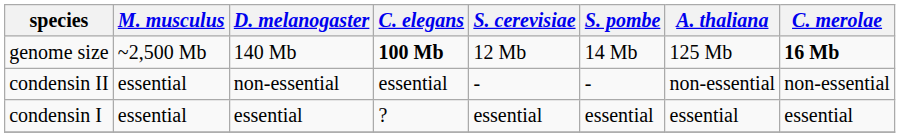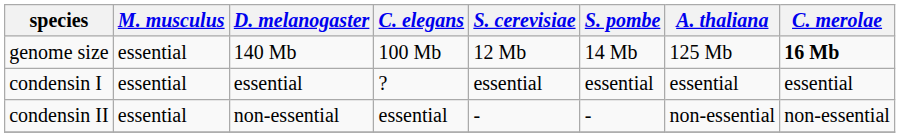(162, 52) ~2,500 Mb -> (152, 52) essential
(411, 52) bold -> (410, 52) normal
rows swapped: (56, 115) <-> (59, 83)
